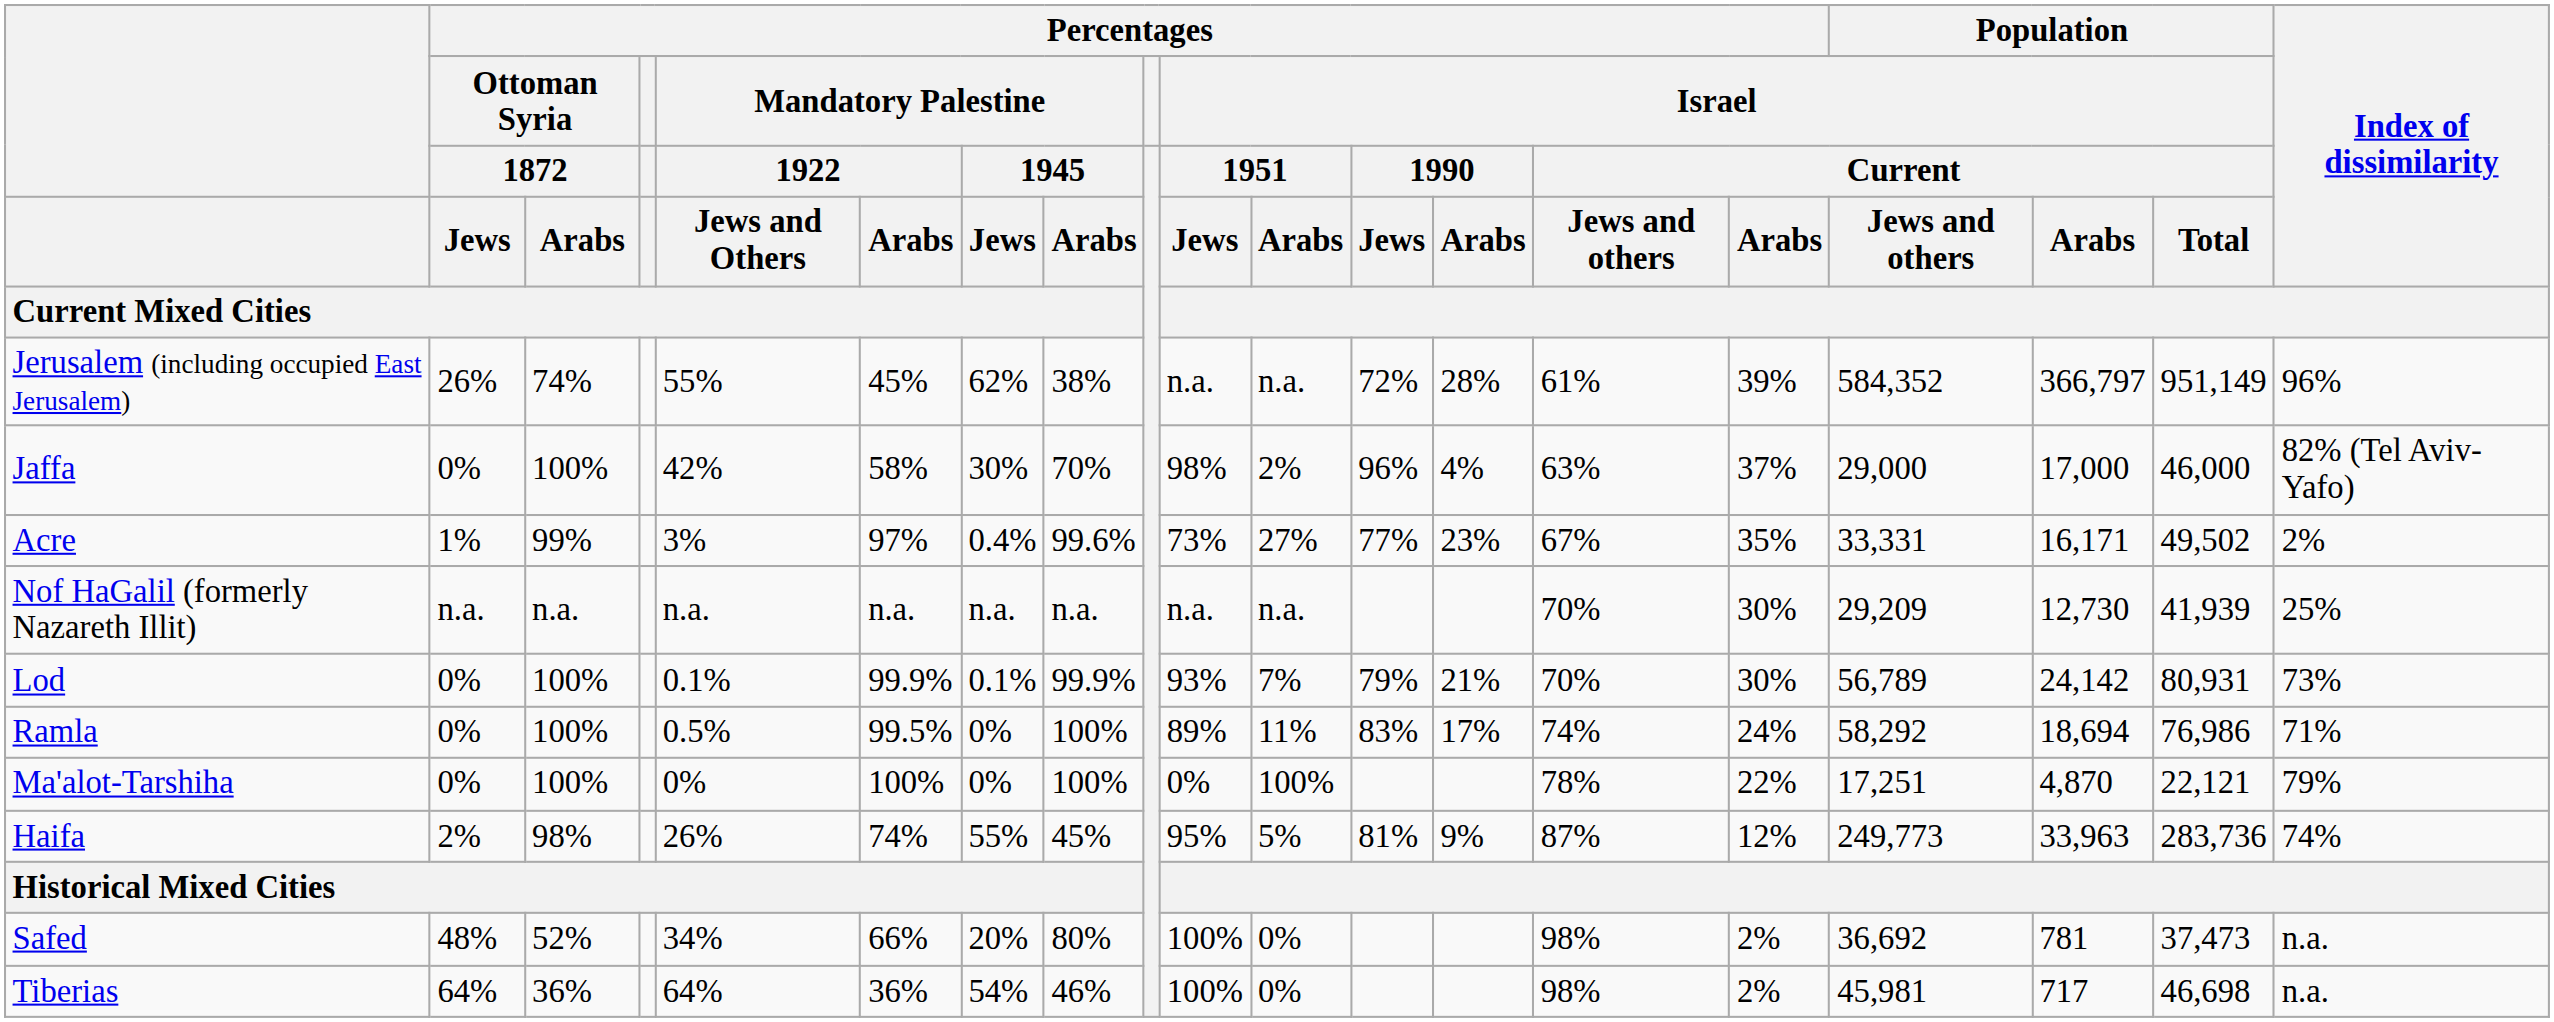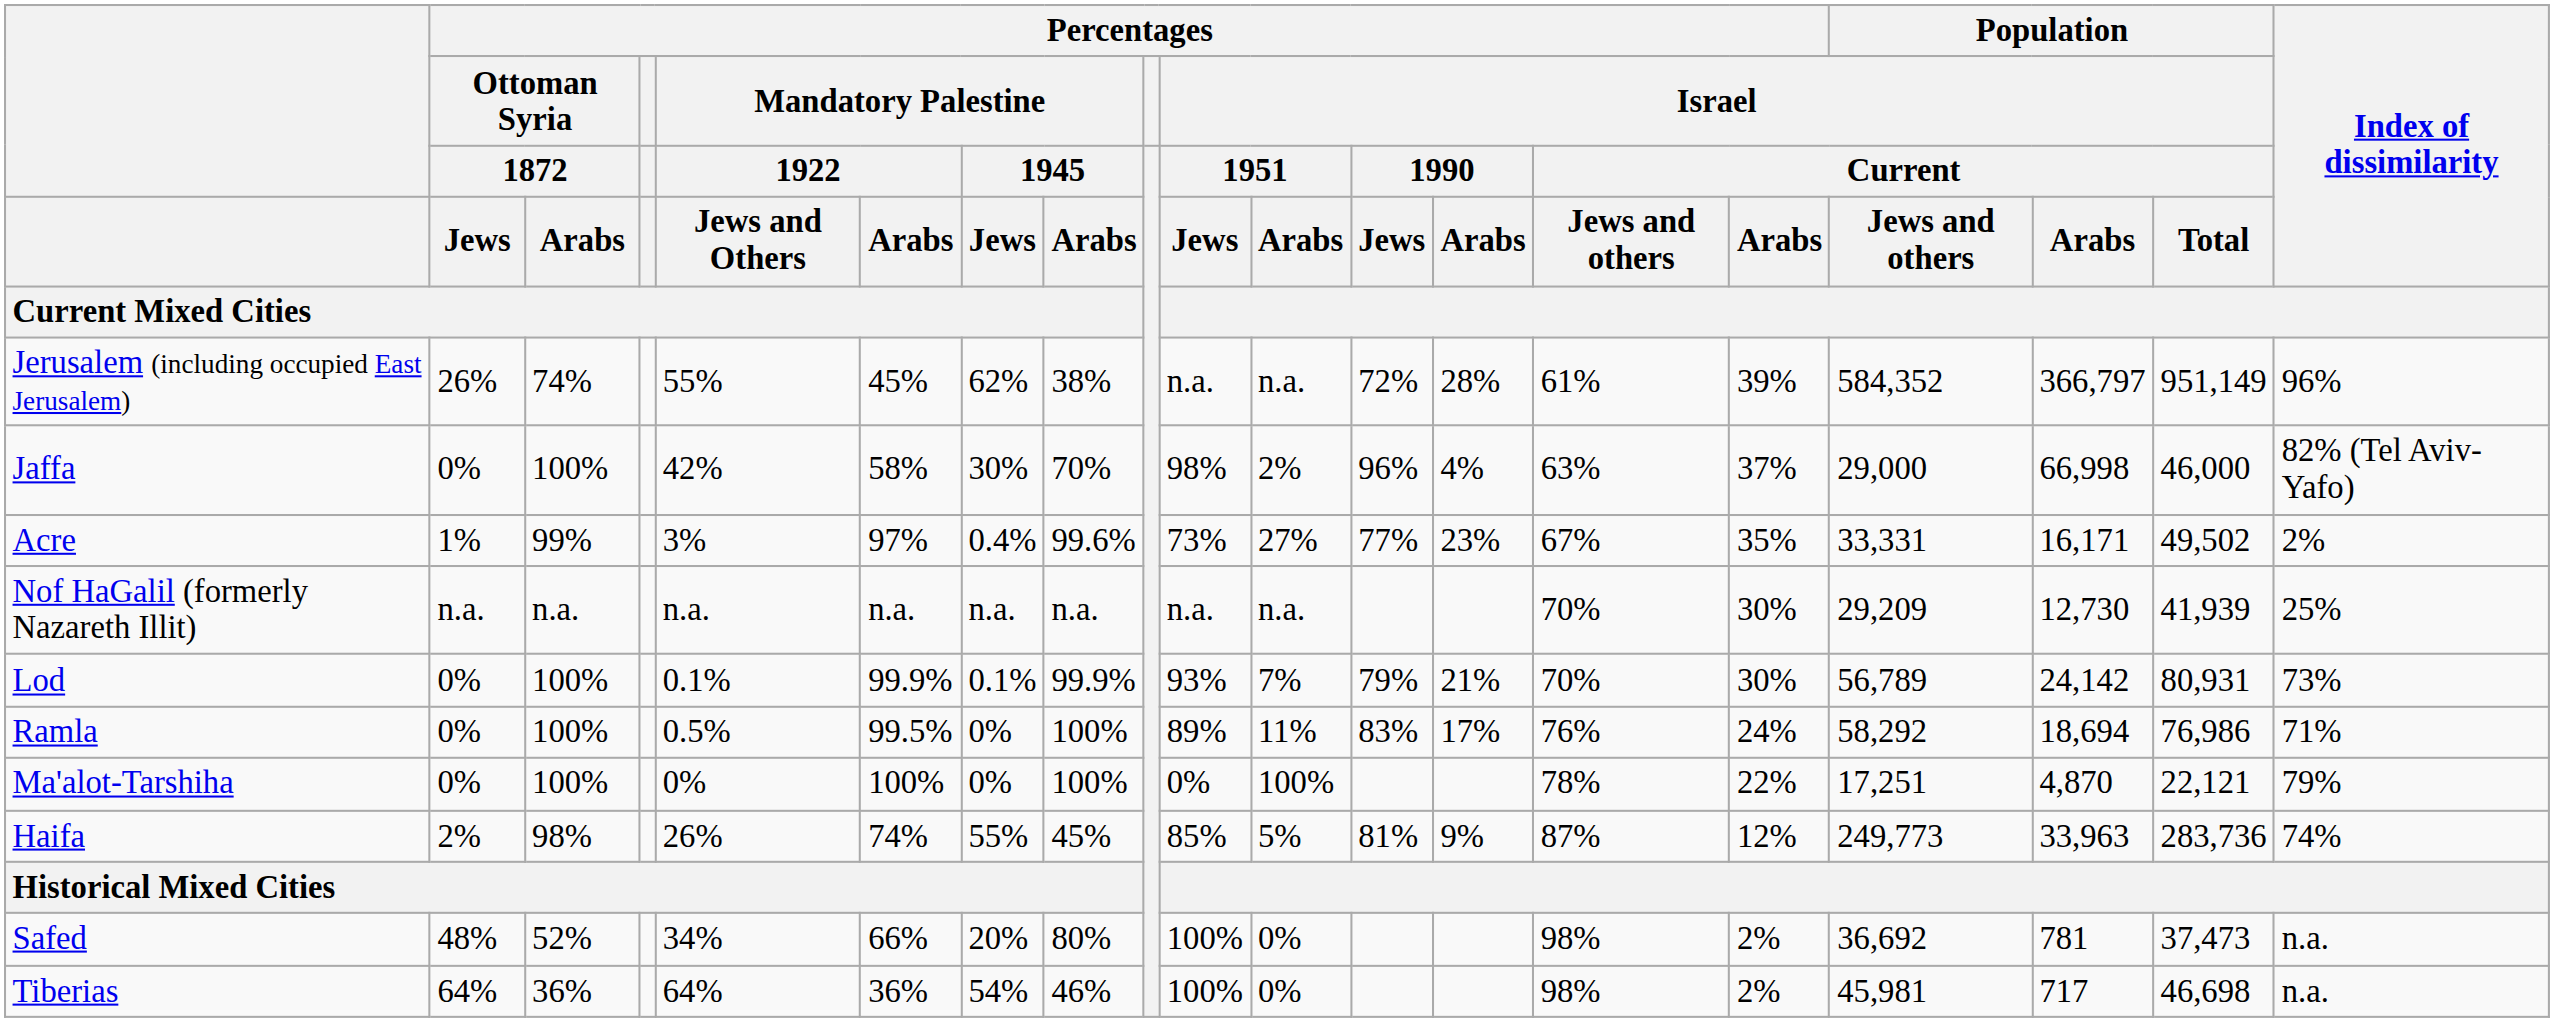(2084, 469) 17,000 -> (2084, 469) 66,998
(1571, 731) 74% -> (1571, 731) 76%
(1197, 835) 95% -> (1197, 835) 85%
